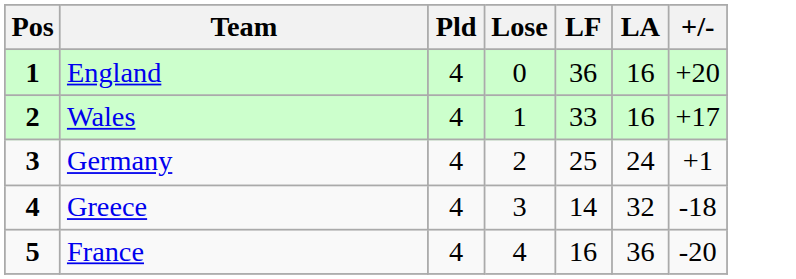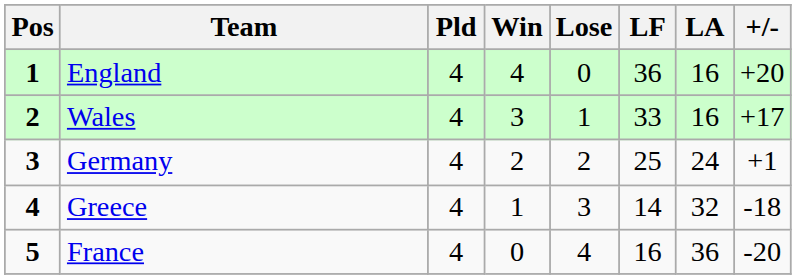+ column: (517, 26)
